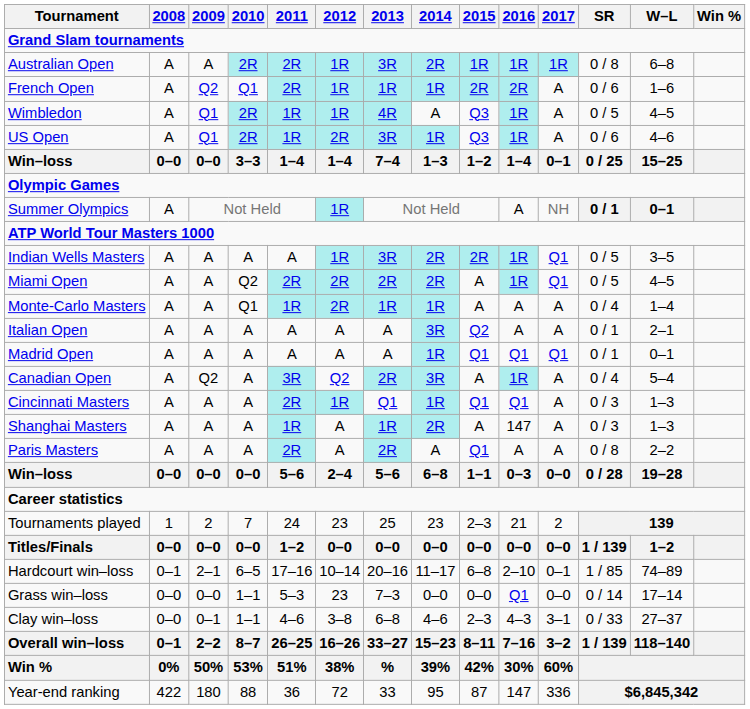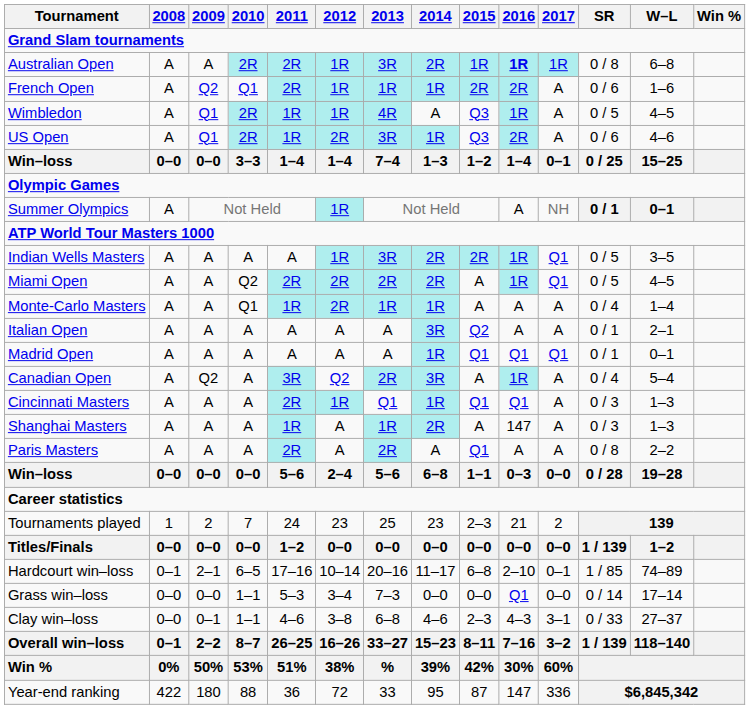(519, 65) normal -> (519, 65) bold
(519, 137) 1R -> (519, 137) 2R
(340, 595) 23 -> (340, 595) 3–4
